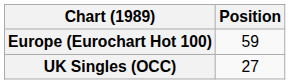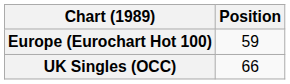(250, 66) 27 -> (250, 66) 66
